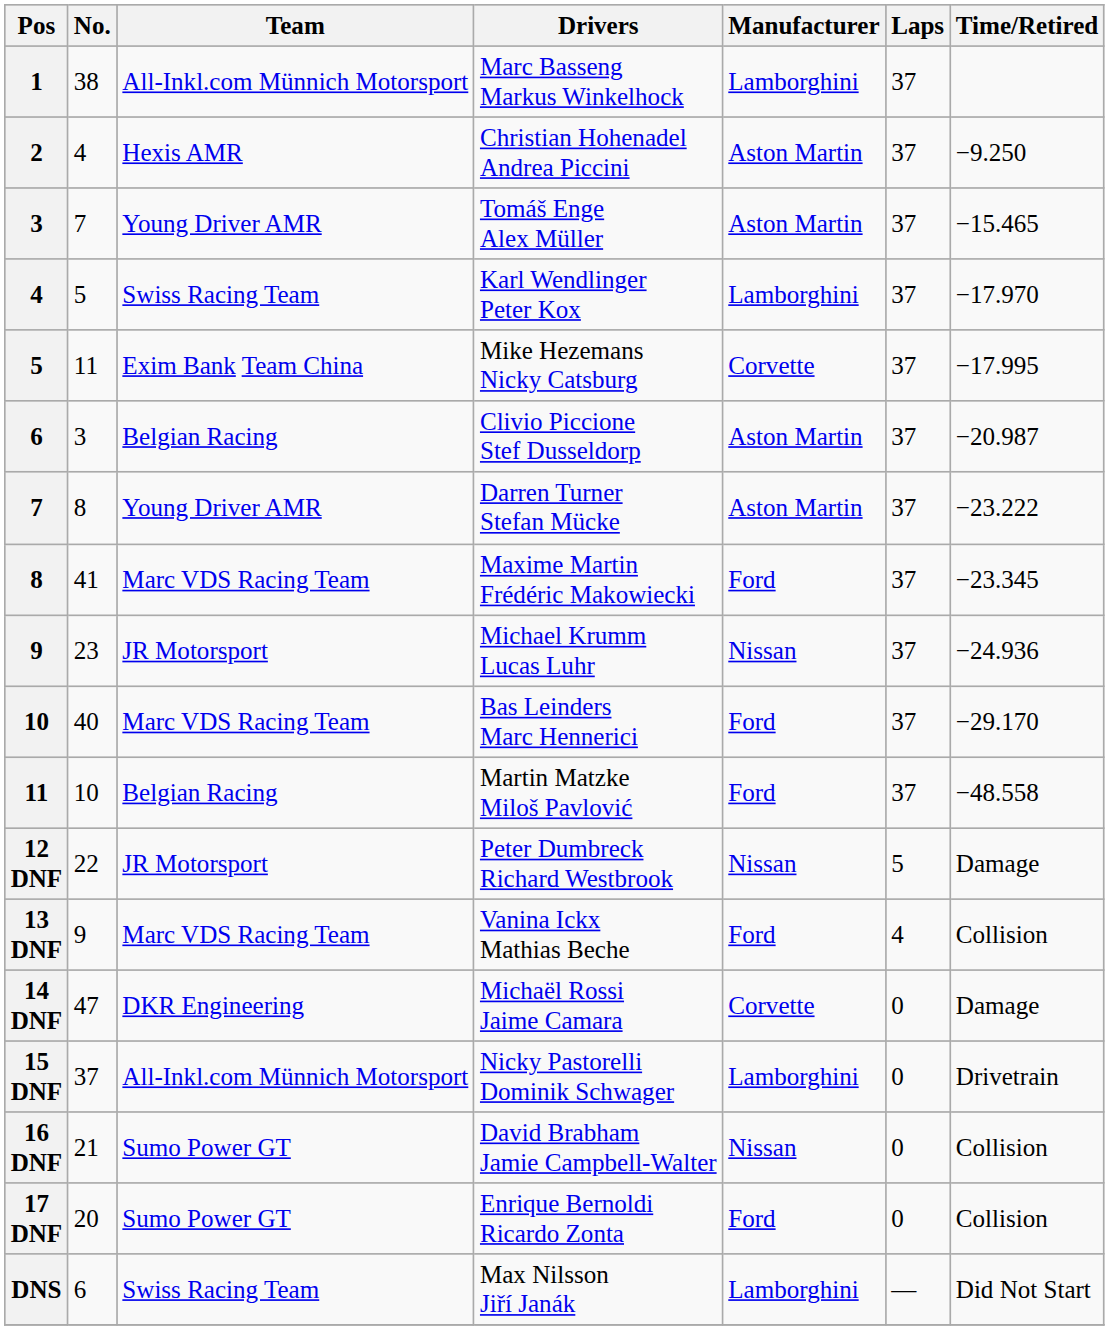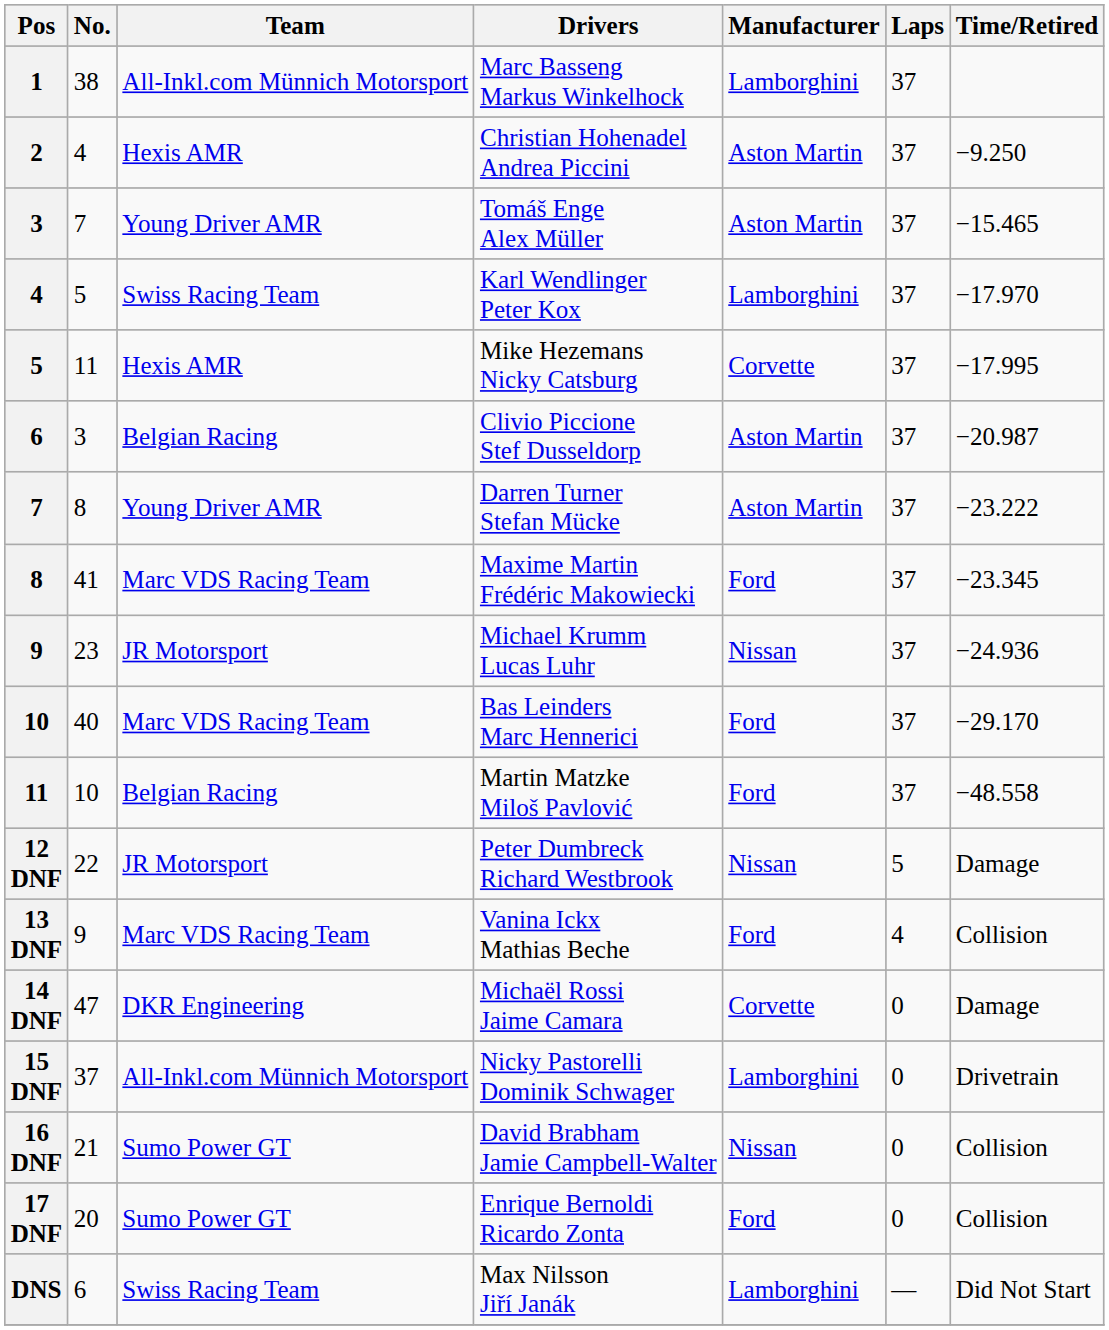(243, 365) Exim Bank Team China -> (183, 365) Hexis AMR
